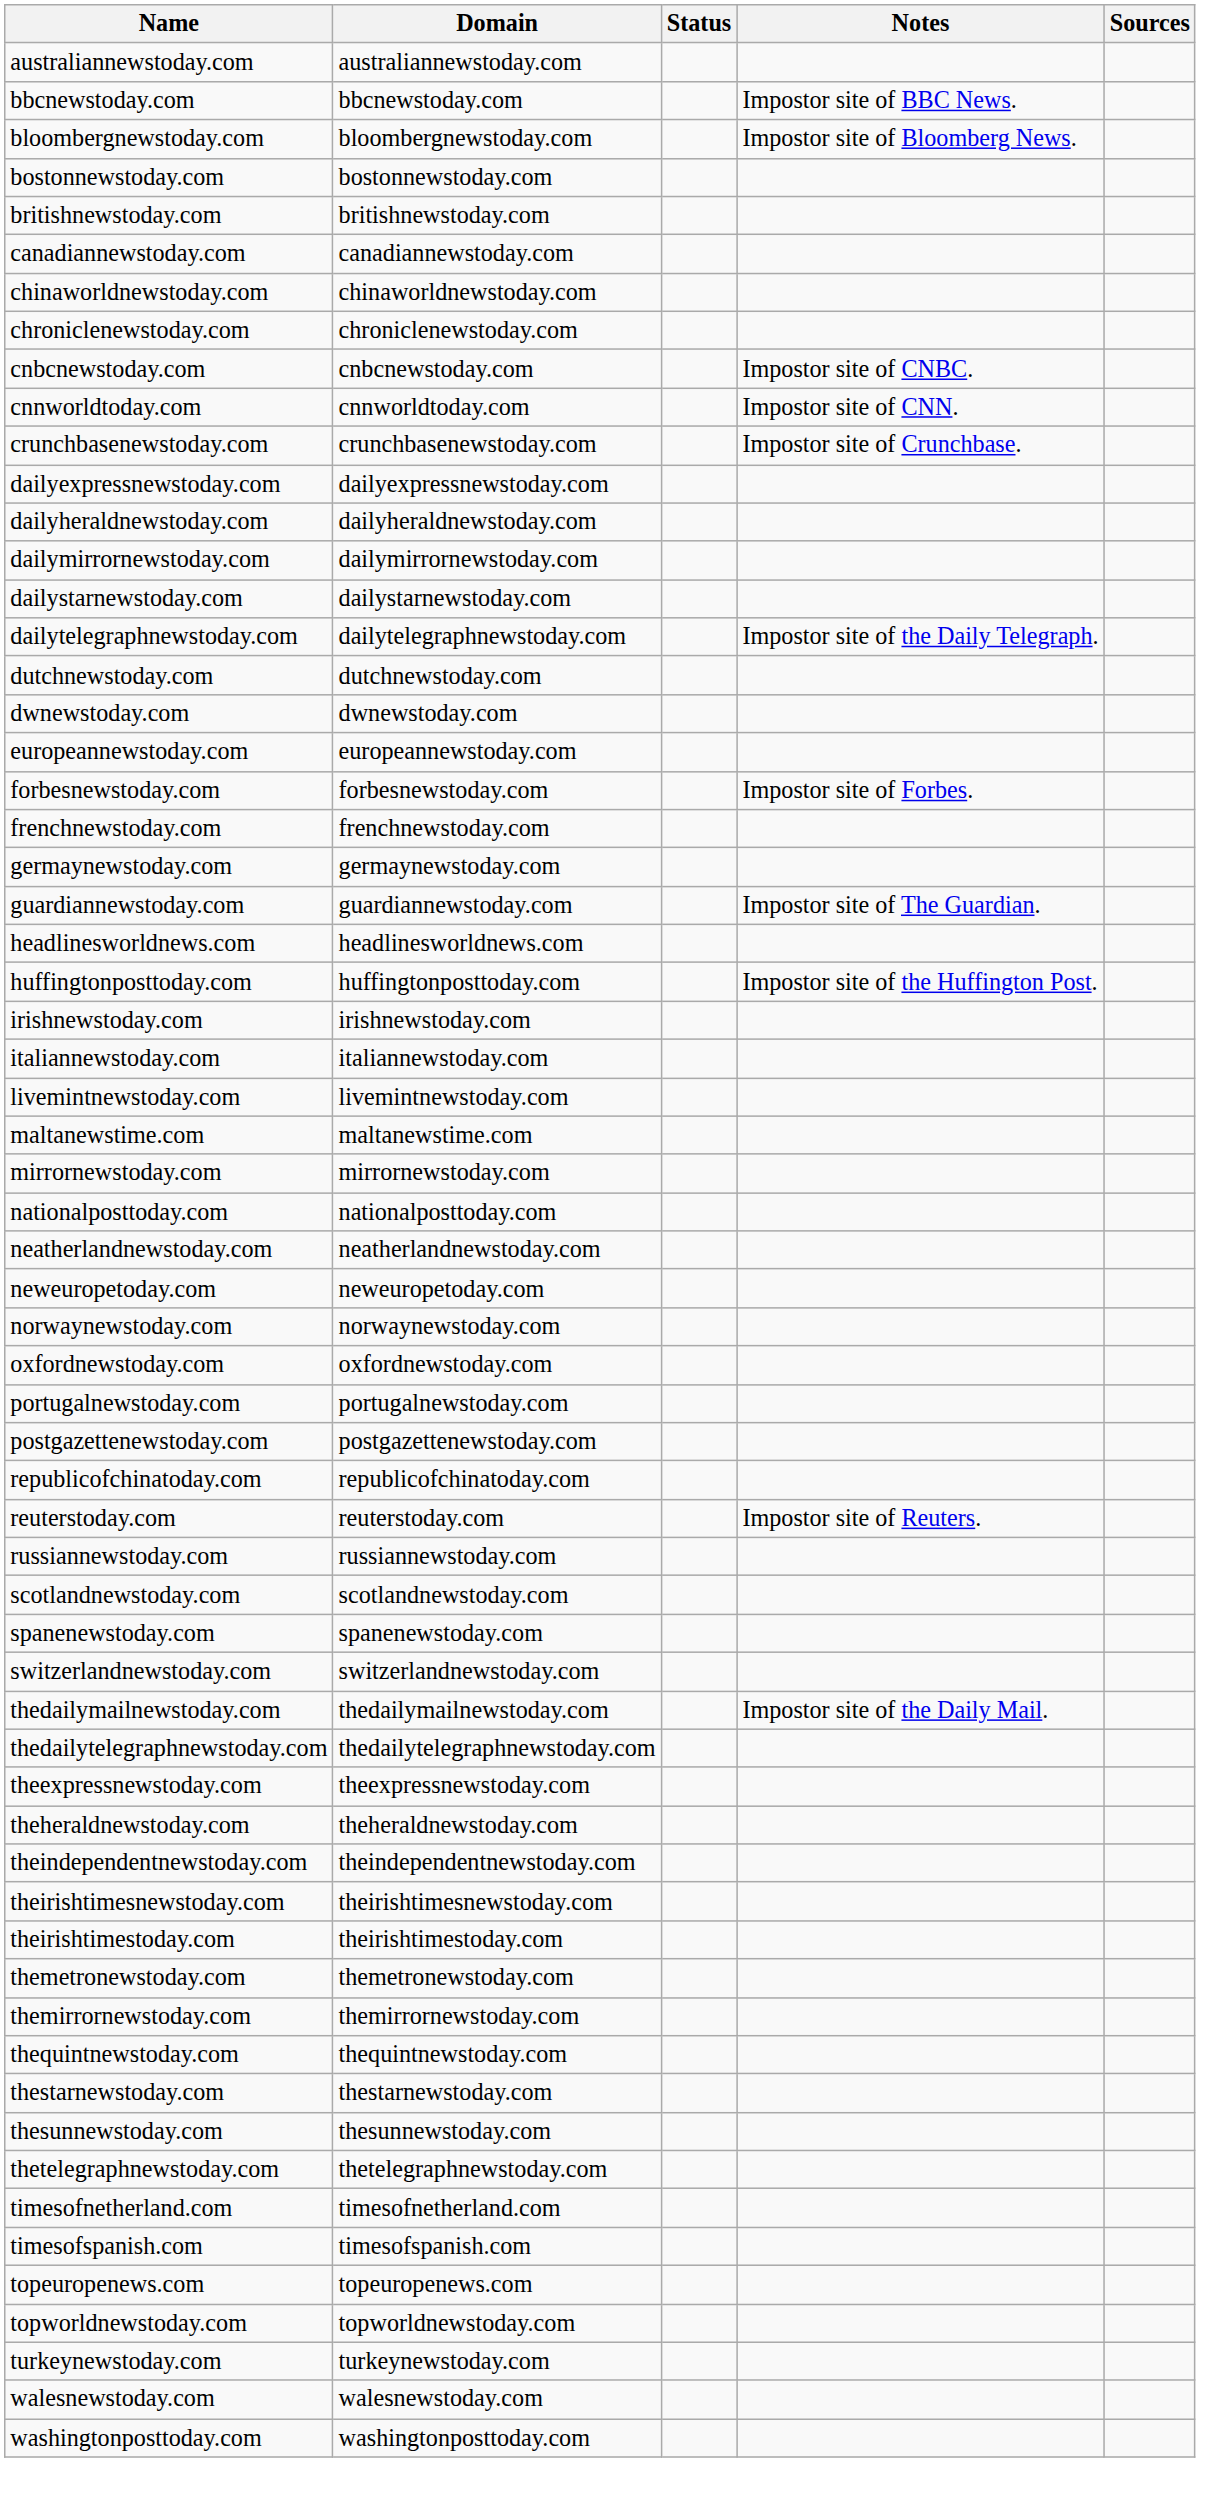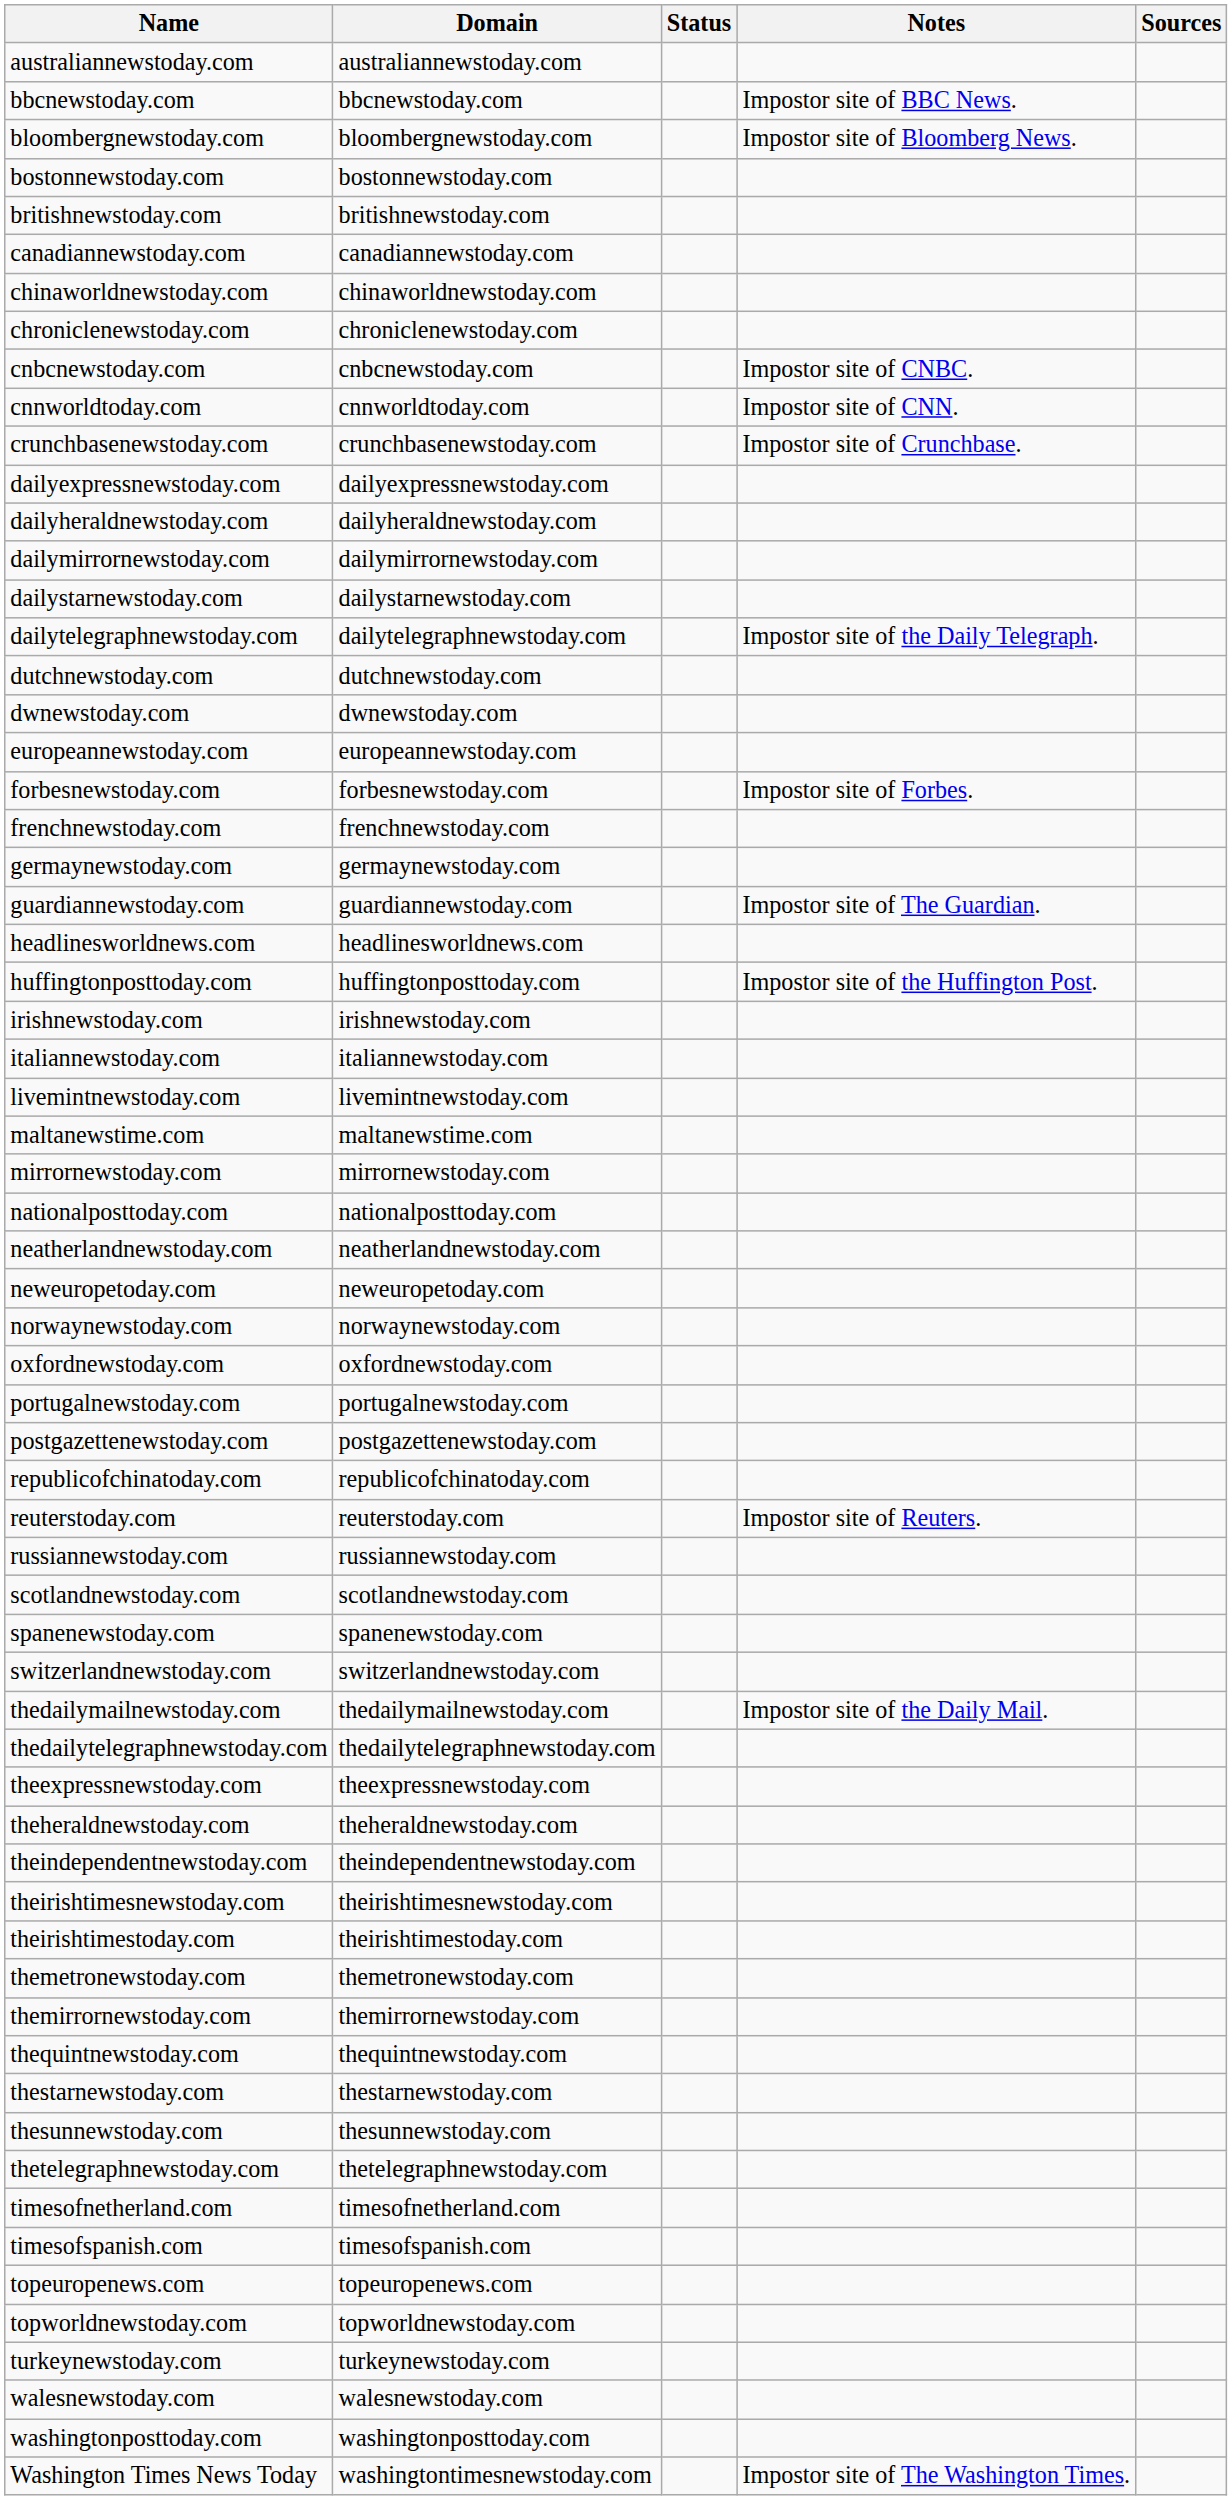+ row: (164, 2475)
